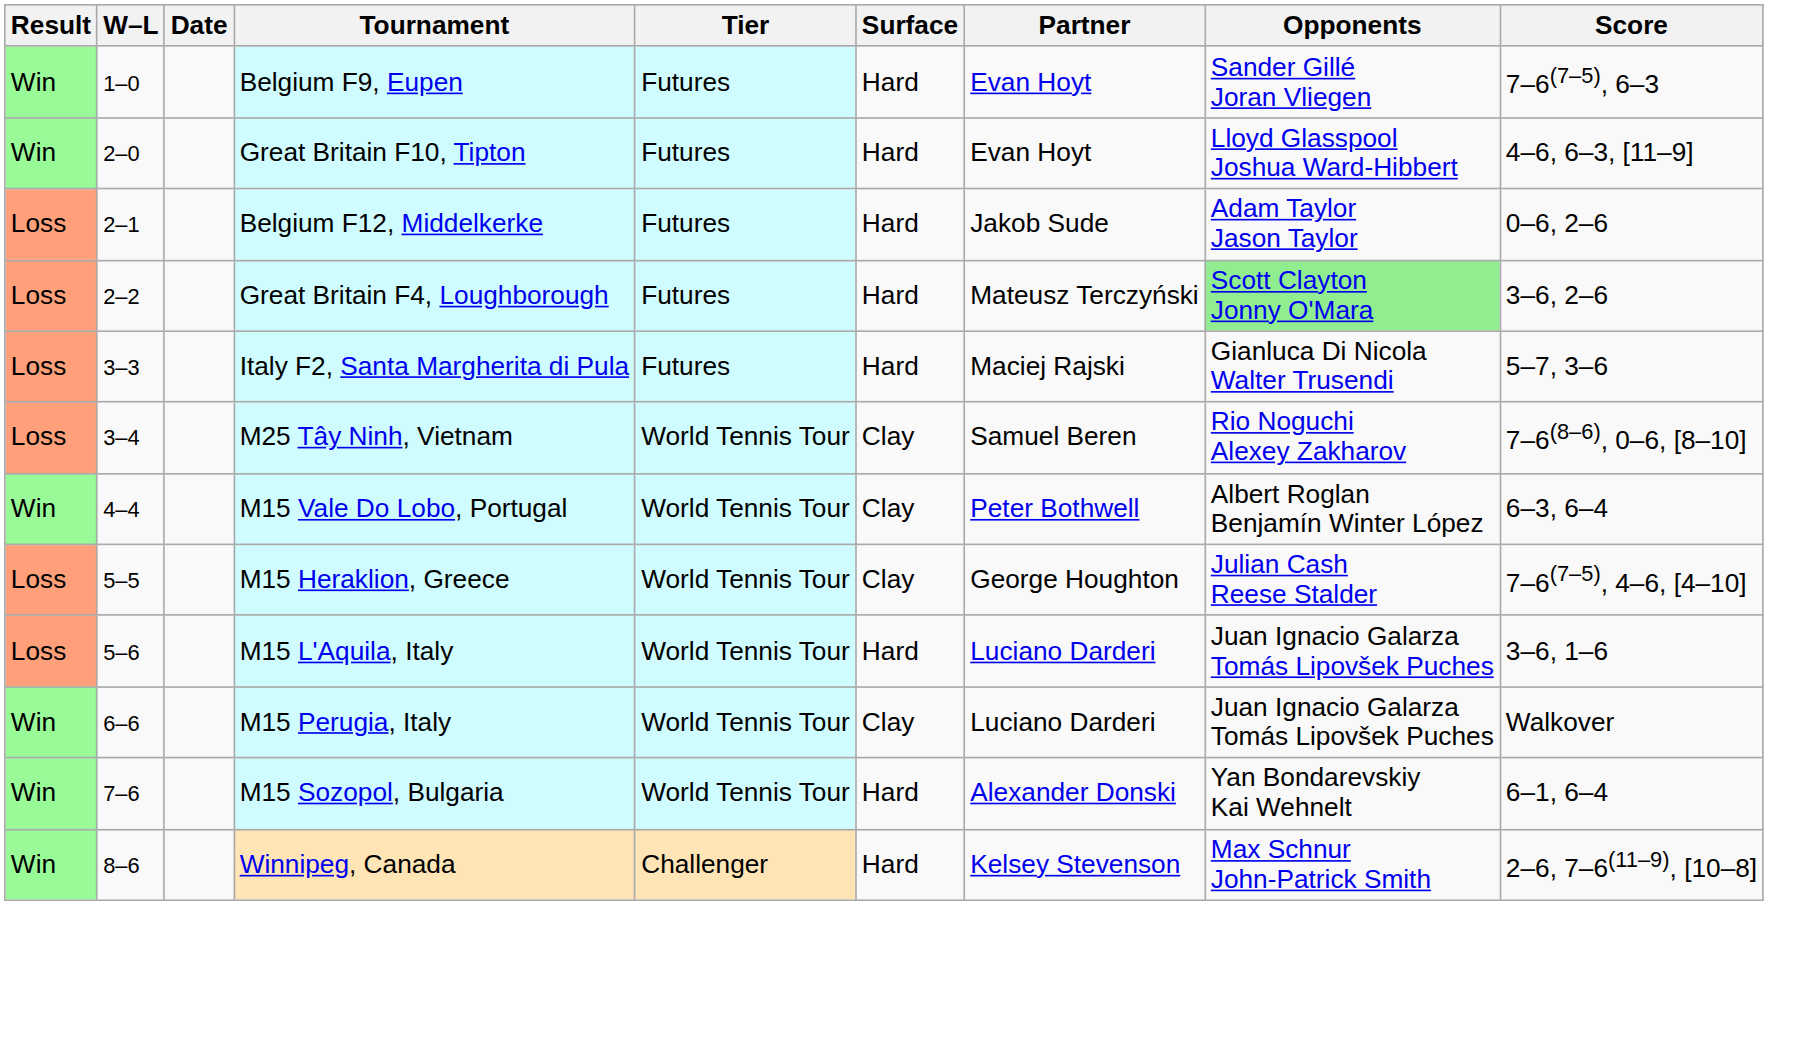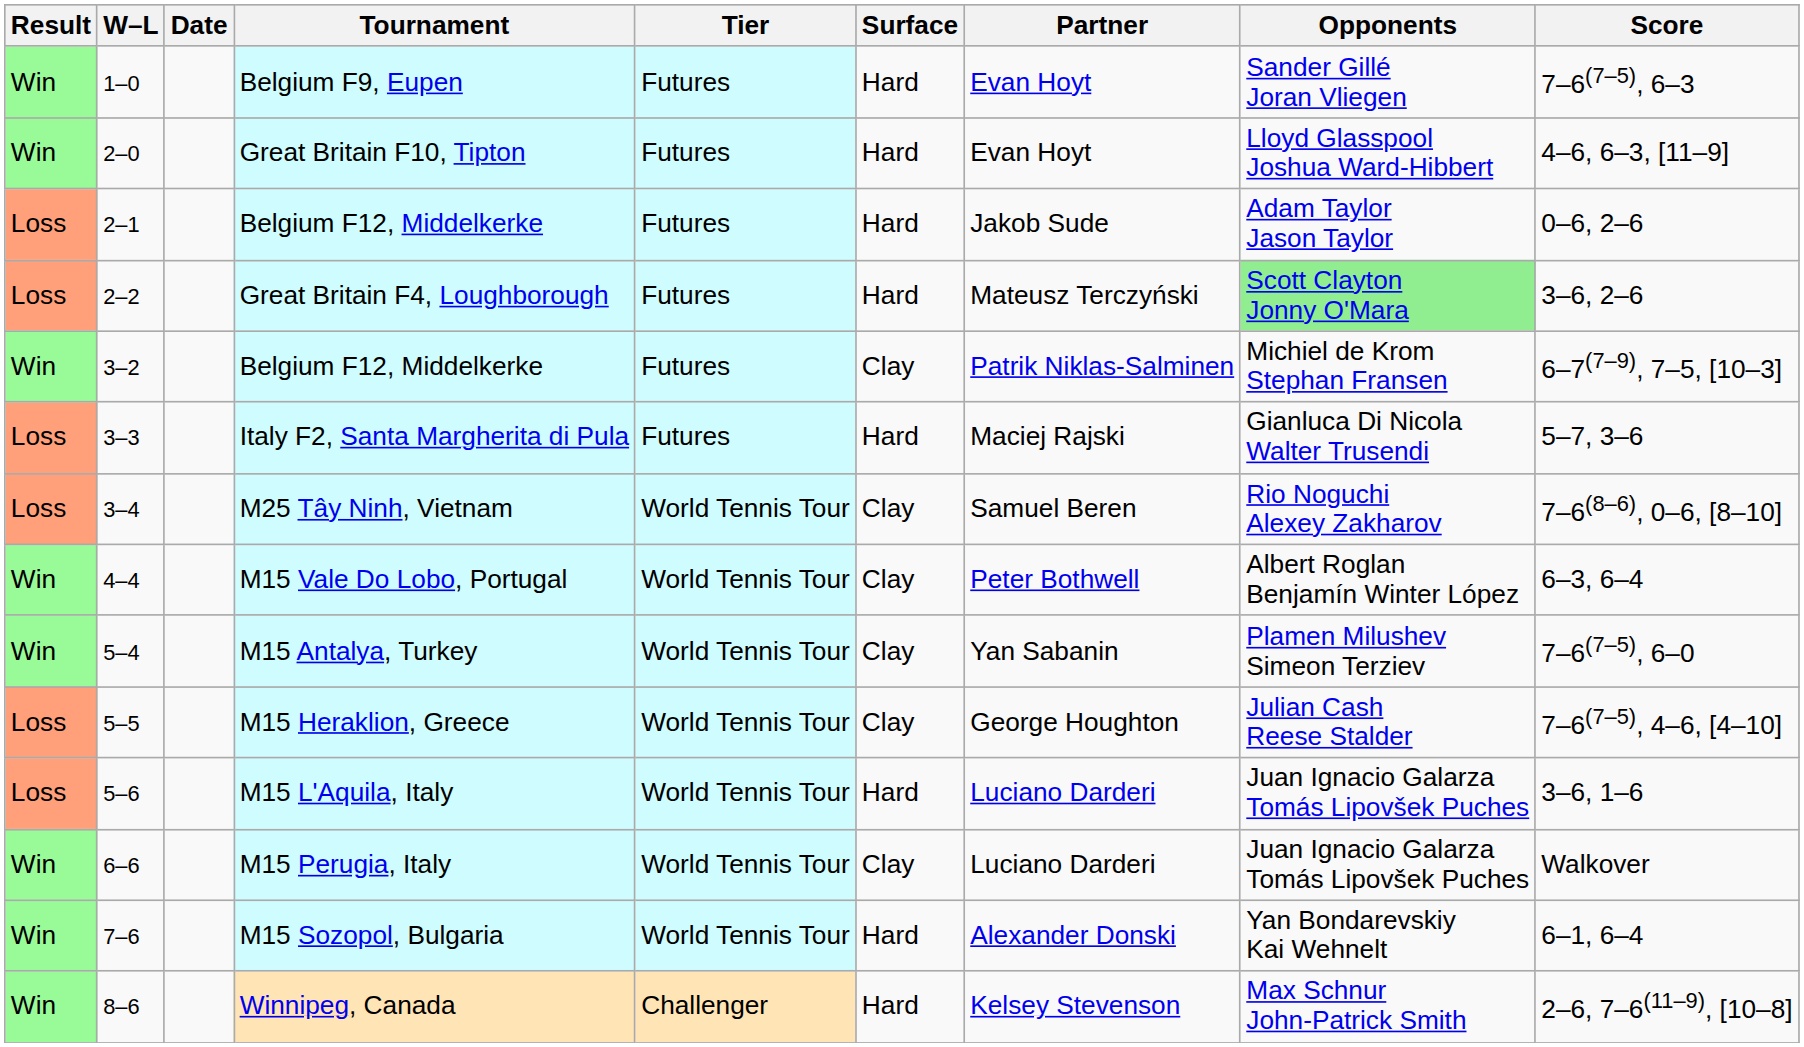+ row: (121, 367)
+ row: (121, 652)
